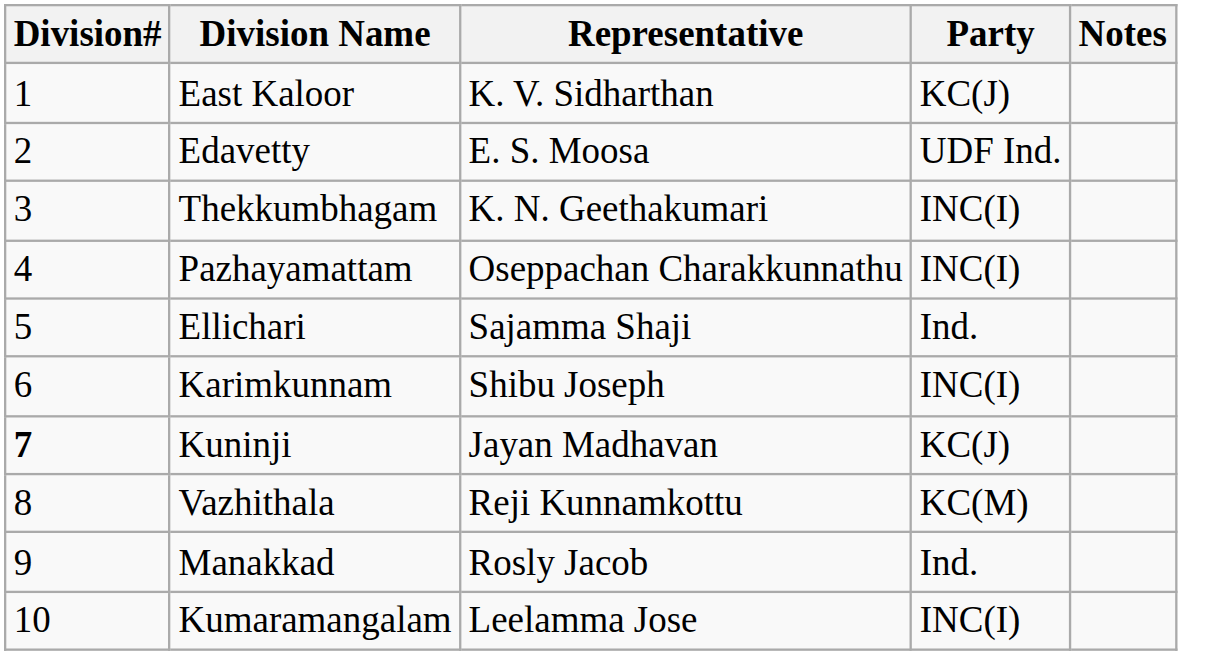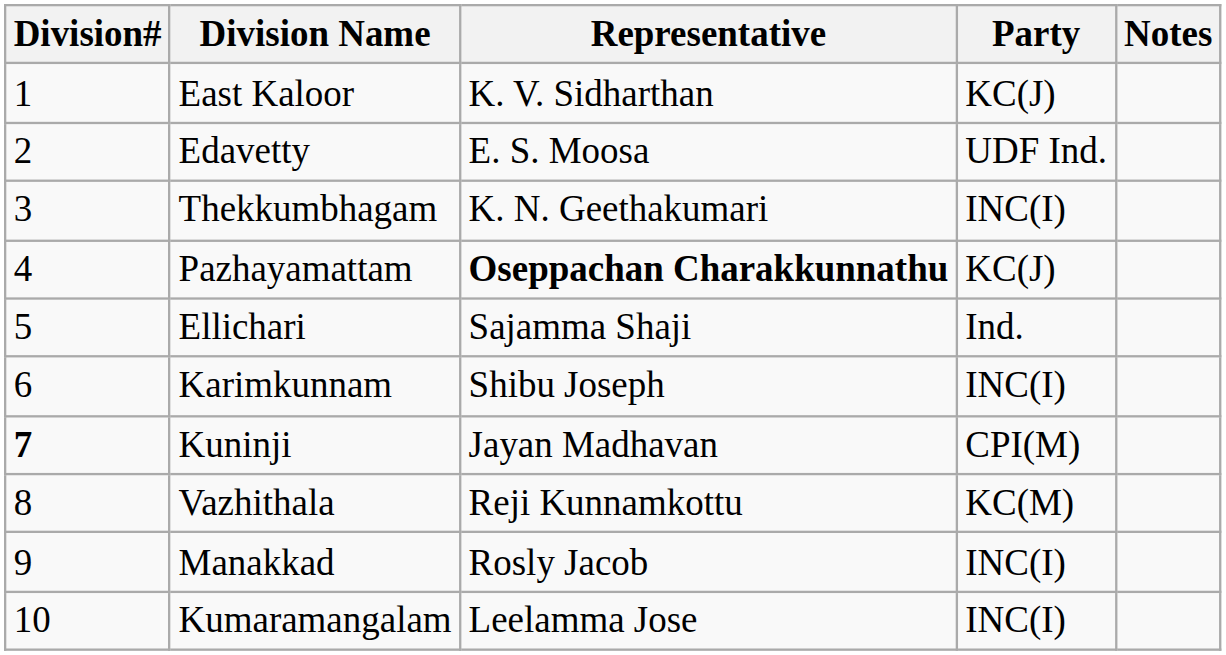(686, 268) normal -> (708, 268) bold
(970, 268) INC(I) -> (1010, 268) KC(J)
(965, 444) KC(J) -> (1023, 444) CPI(M)
(949, 561) Ind. -> (1016, 561) INC(I)
